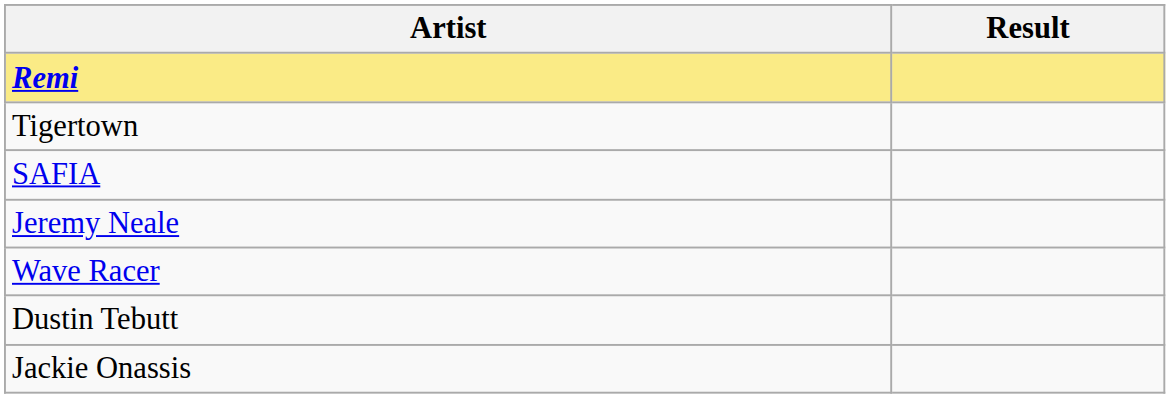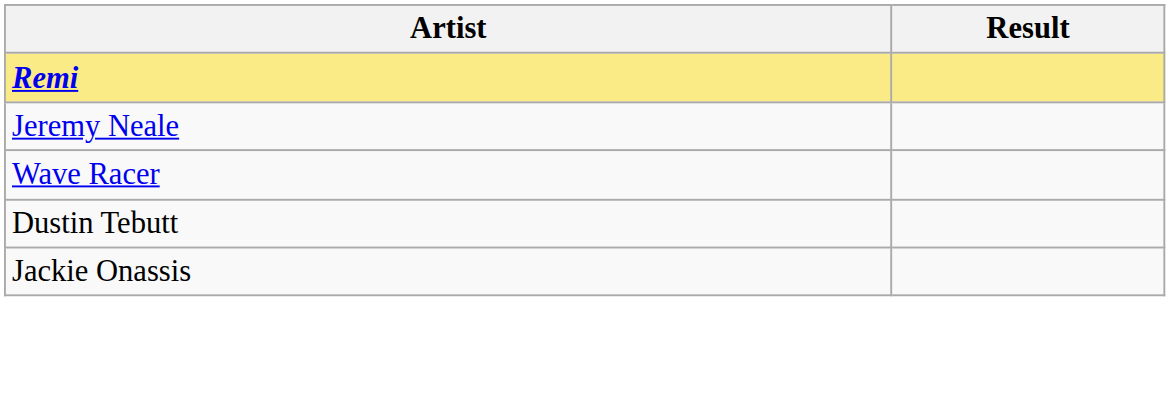- row: (75, 125)
- row: (56, 174)
